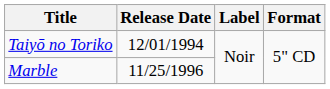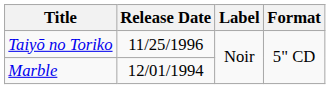(166, 44) 12/01/1994 -> (166, 44) 11/25/1996
(166, 70) 11/25/1996 -> (166, 70) 12/01/1994
